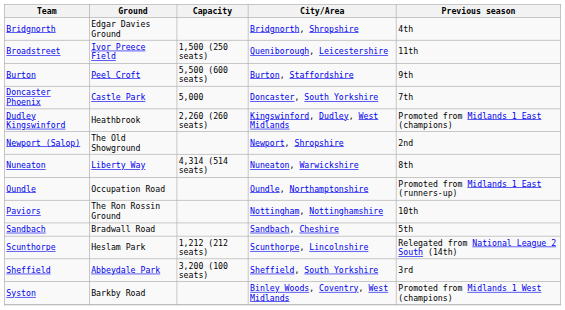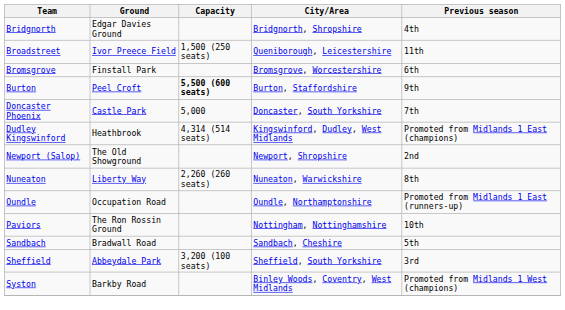+ row: (31, 70)
(203, 75) normal -> (205, 88) bold
(203, 120) 2,260 (260 seats) -> (205, 134) 4,314 (514 seats)
(203, 166) 4,314 (514 seats) -> (205, 179) 2,260 (260 seats)
- row: (31, 248)
